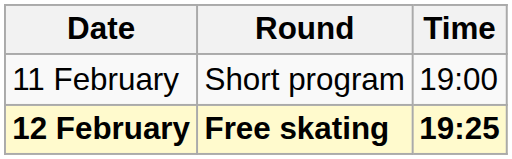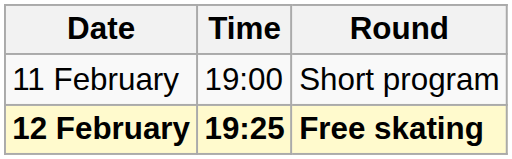columns swapped: (459, 29) <-> (305, 29)
